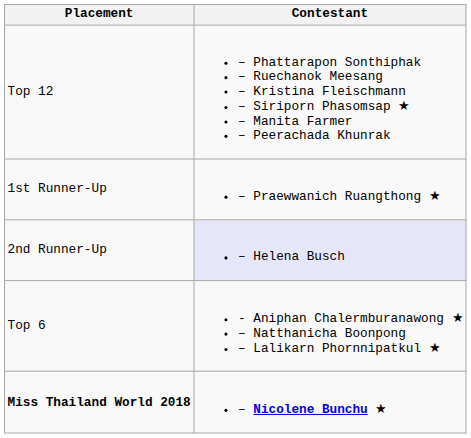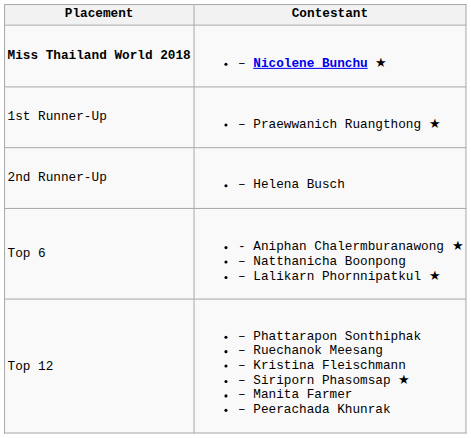rows swapped: (99, 403) <-> (30, 92)
(330, 258) lavender background -> (330, 186) no background
